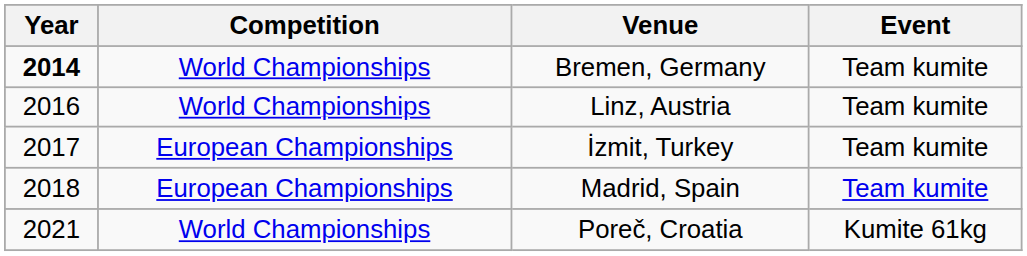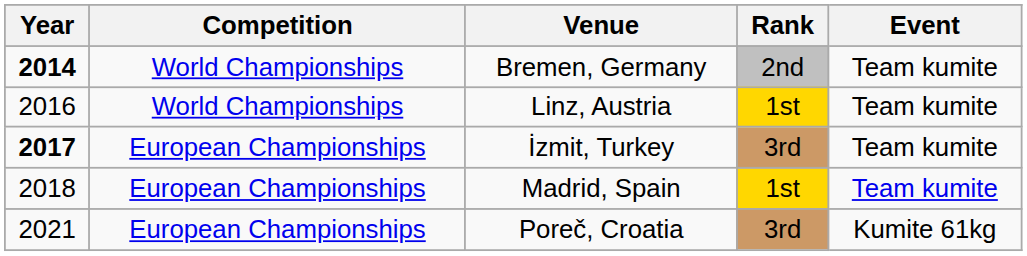+ column: (783, 26)
(51, 148) normal -> (47, 148) bold
(305, 229) World Championships -> (278, 229) European Championships
